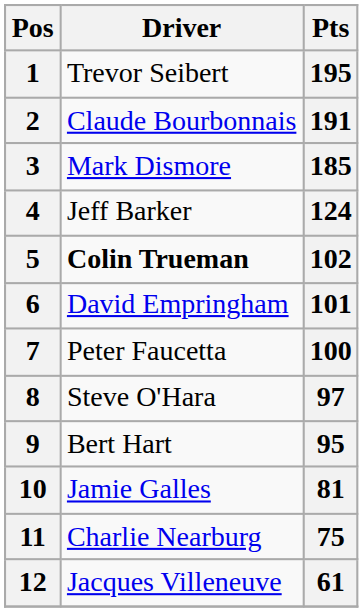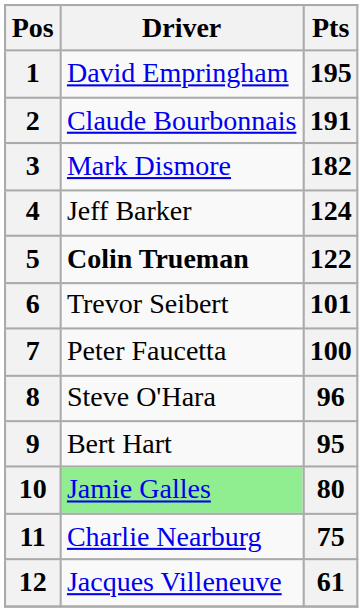(148, 73) Trevor Seibert -> (178, 73) David Empringham
(331, 165) 185 -> (331, 165) 182
(331, 258) 102 -> (331, 258) 122
(178, 304) David Empringham -> (148, 304) Trevor Seibert
(331, 396) 97 -> (331, 396) 96
(139, 489) no background -> (139, 489) lightgreen background
(331, 489) 81 -> (331, 489) 80
